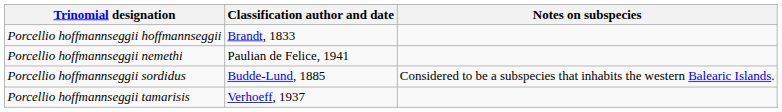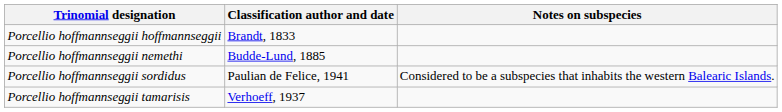(288, 55) Paulian de Felice, 1941 -> (276, 55) Budde-Lund, 1885
(276, 76) Budde-Lund, 1885 -> (288, 76) Paulian de Felice, 1941
